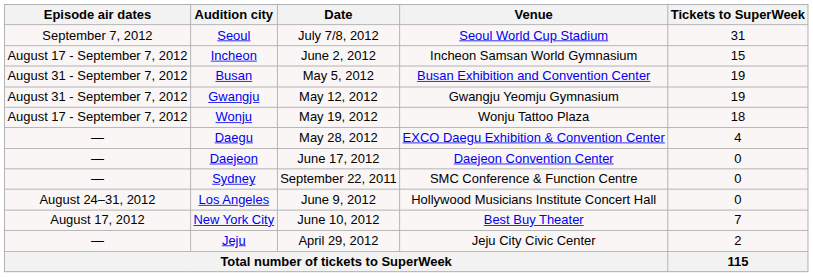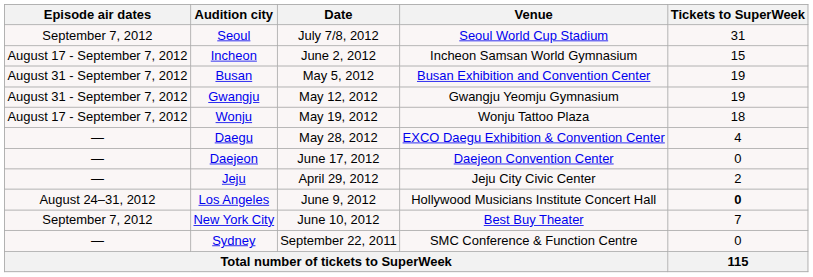rows swapped: (234, 240) <-> (234, 179)
(738, 199) normal -> (738, 199) bold
(97, 220) August 17, 2012 -> (97, 220) September 7, 2012
